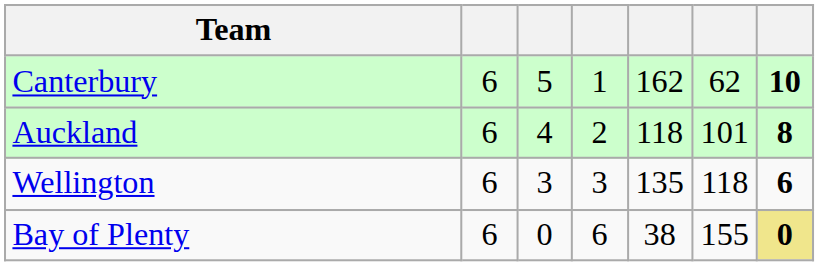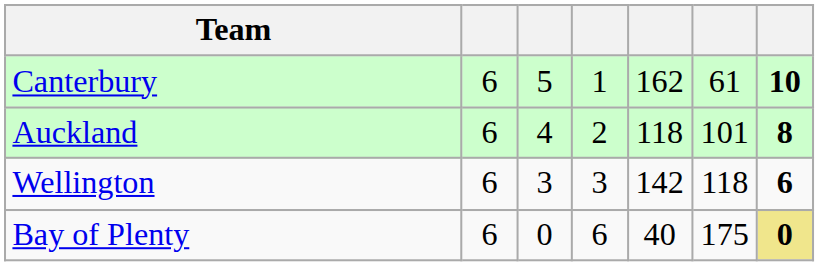(725, 81) 62 -> (725, 81) 61
(660, 183) 135 -> (660, 183) 142
(660, 234) 38 -> (660, 234) 40
(725, 234) 155 -> (725, 234) 175
